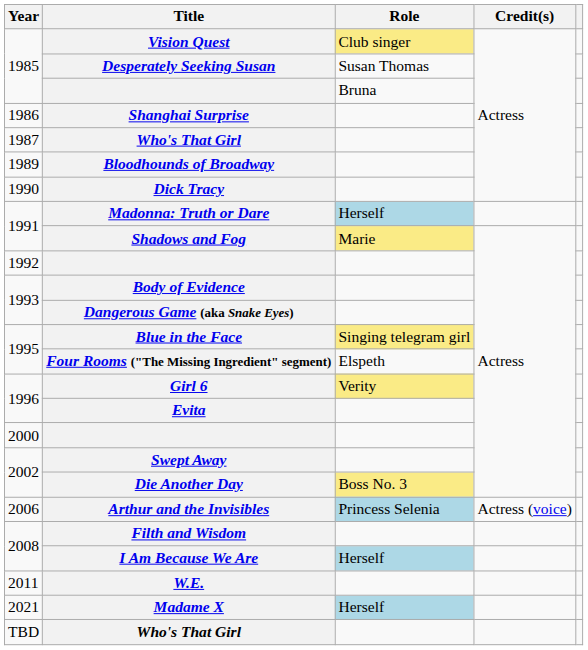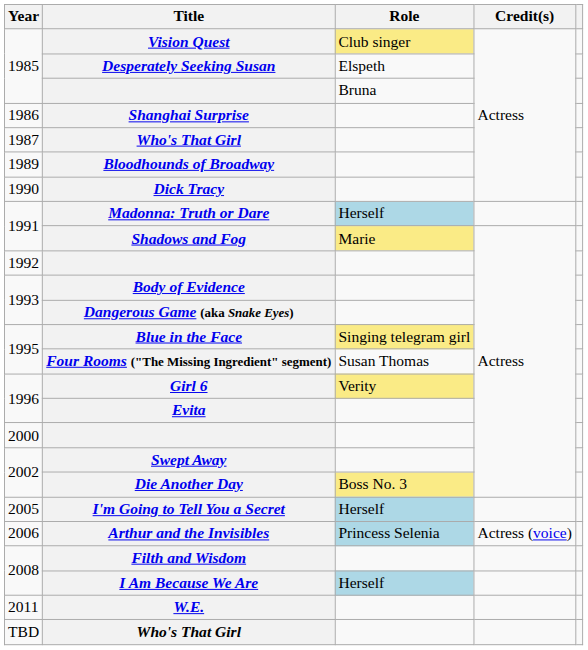(384, 66) Susan Thomas -> (362, 66) Elspeth
(362, 361) Elspeth -> (384, 361) Susan Thomas
+ row: (24, 509)
- row: (24, 607)
